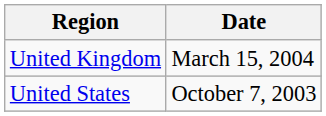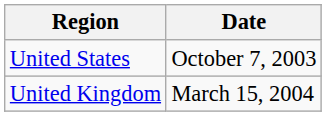rows swapped: (70, 93) <-> (85, 57)
